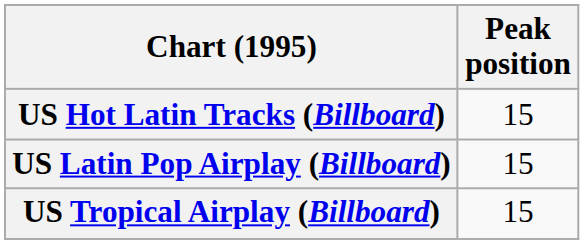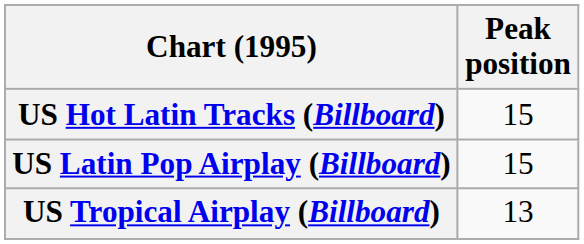(518, 212) 15 -> (518, 212) 13
